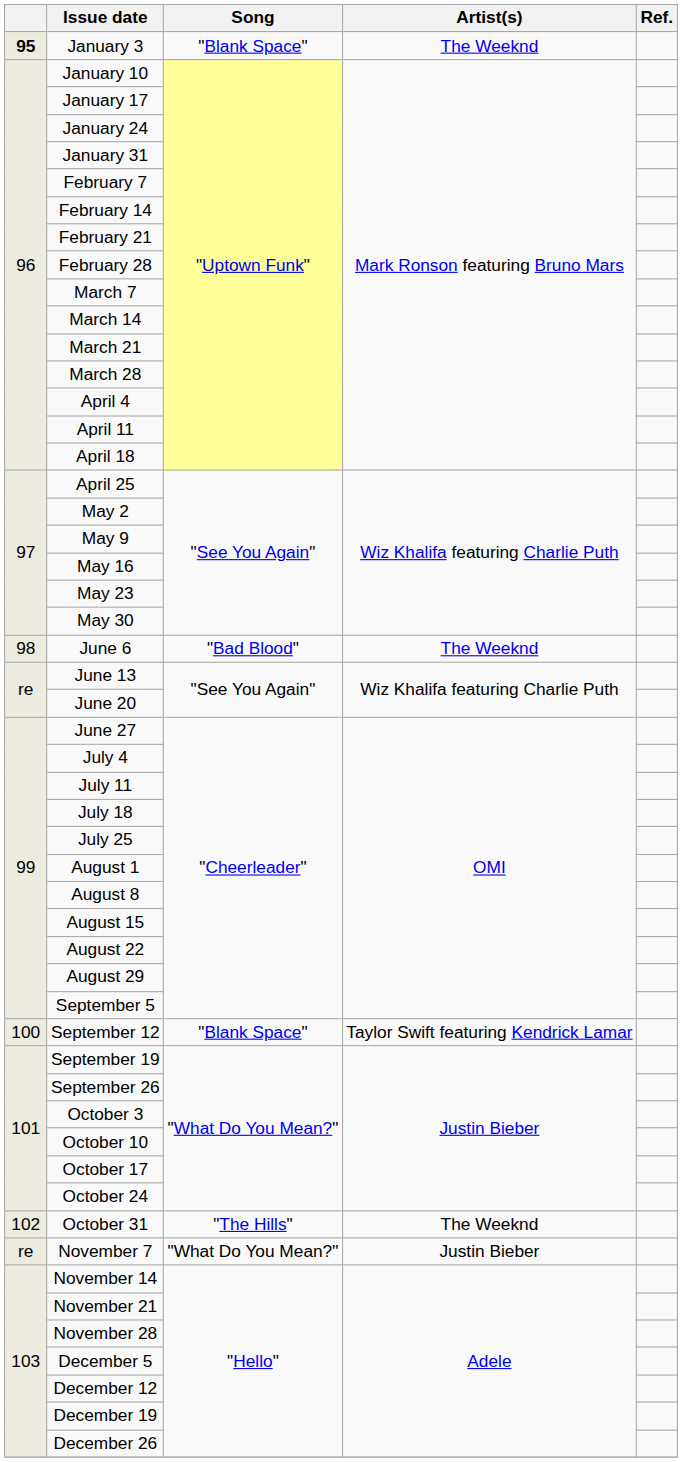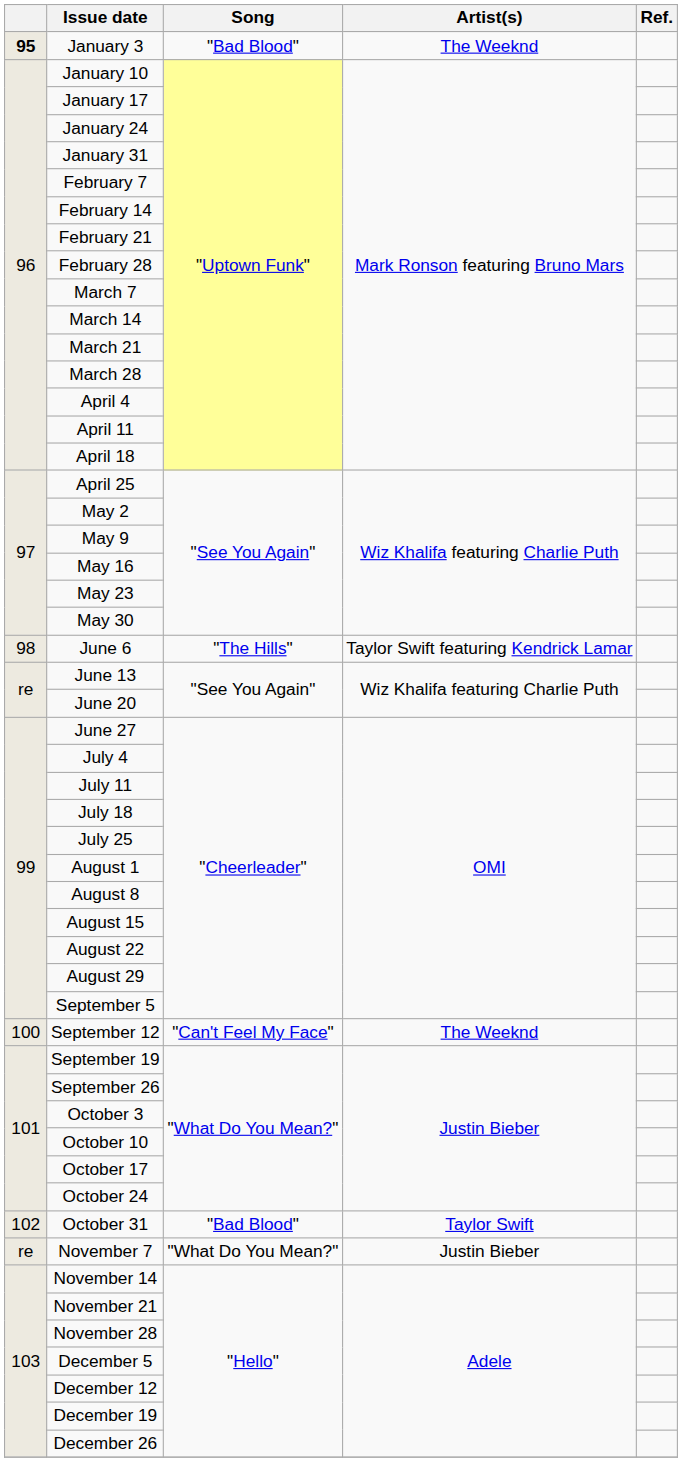(253, 45) "Blank Space" -> (253, 45) "Bad Blood"
(253, 648) "Bad Blood" -> (253, 648) "The Hills"
(489, 648) The Weeknd -> (489, 648) Taylor Swift featuring Kendrick Lamar
(253, 1032) "Blank Space" -> (253, 1032) "Can't Feel My Face"
(489, 1032) Taylor Swift featuring Kendrick Lamar -> (489, 1032) The Weeknd
(253, 1224) "The Hills" -> (253, 1224) "Bad Blood"
(489, 1224) The Weeknd -> (489, 1224) Taylor Swift
